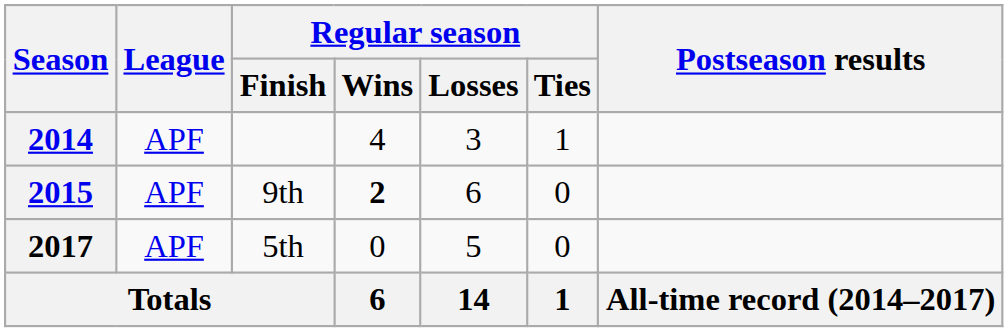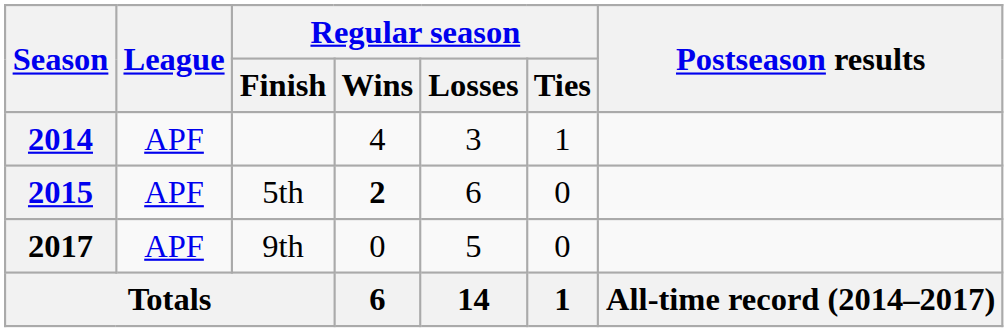(283, 192) 9th -> (283, 192) 5th
(283, 246) 5th -> (283, 246) 9th
